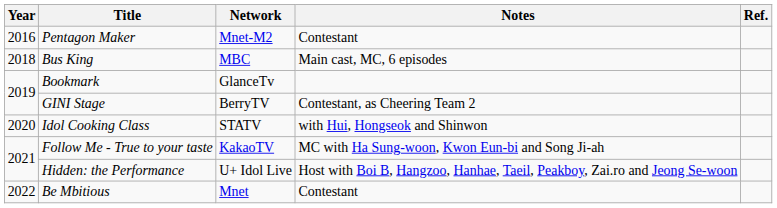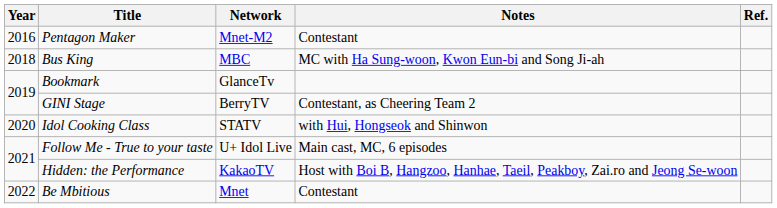(373, 59) Main cast, MC, 6 episodes -> (451, 59) MC with Ha Sung-woon, Kwon Eun-bi and Song Ji-ah
(247, 147) KakaoTV -> (256, 147) U+ Idol Live
(451, 147) MC with Ha Sung-woon, Kwon Eun-bi and Song Ji-ah -> (373, 147) Main cast, MC, 6 episodes
(256, 170) U+ Idol Live -> (247, 170) KakaoTV
